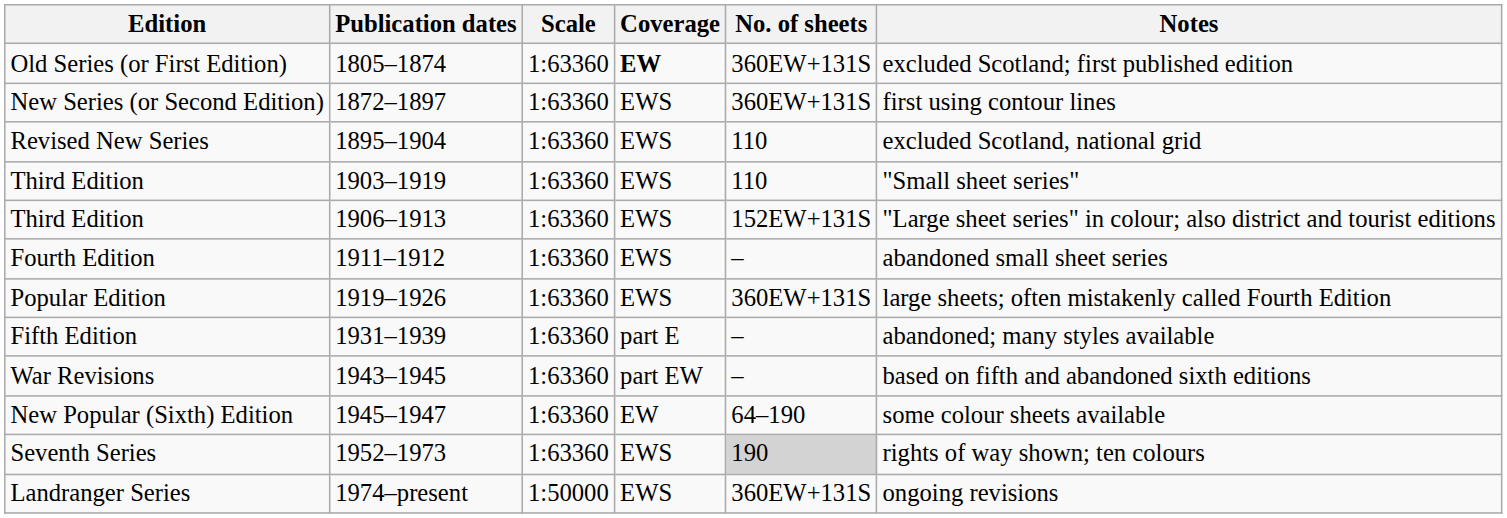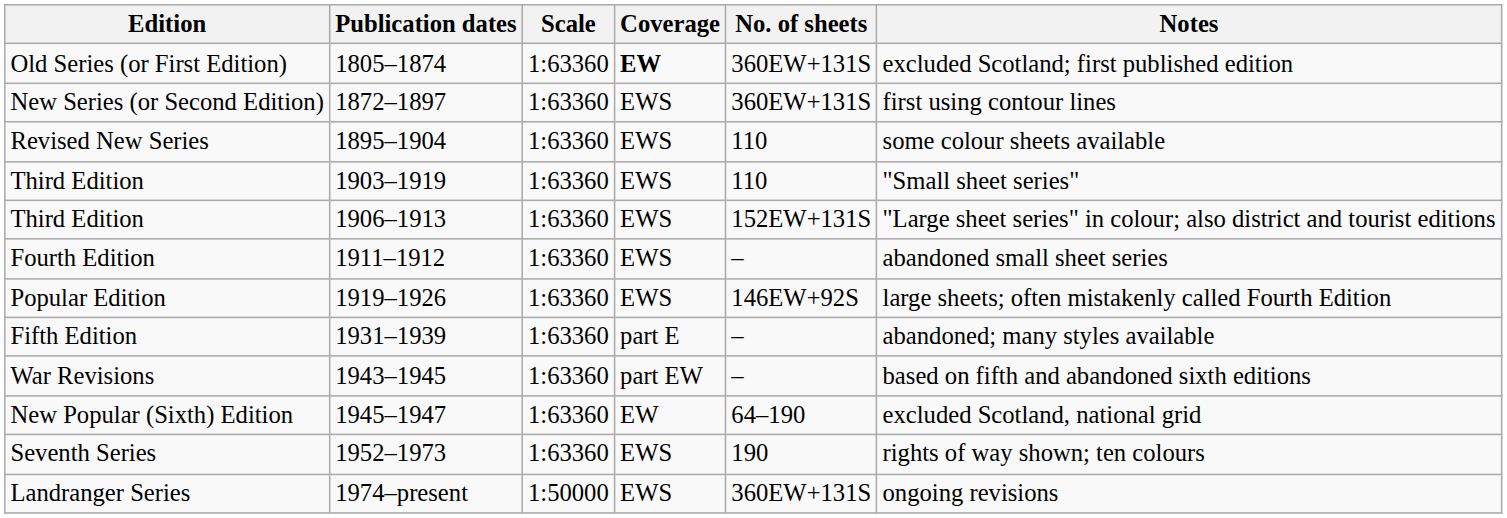(1042, 141) excluded Scotland, national grid -> (1024, 141) some colour sheets available
(801, 297) 360EW+131S -> (795, 297) 146EW+92S
(1024, 414) some colour sheets available -> (1042, 414) excluded Scotland, national grid
(750, 453) lightgrey background -> (750, 453) no background
